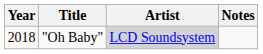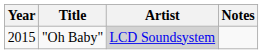(22, 37) 2018 -> (22, 37) 2015
